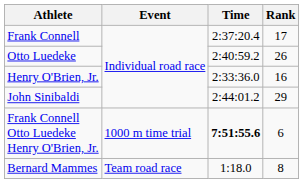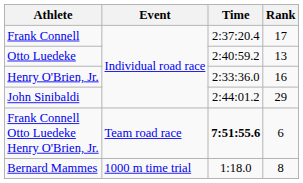(281, 56) 26 -> (281, 56) 13
(148, 133) 1000 m time trial -> (143, 133) Team road race
(143, 168) Team road race -> (148, 168) 1000 m time trial
